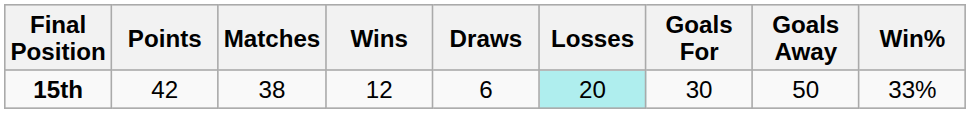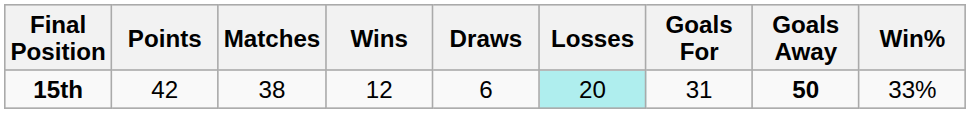(699, 89) 30 -> (699, 89) 31
(806, 89) normal -> (806, 89) bold
